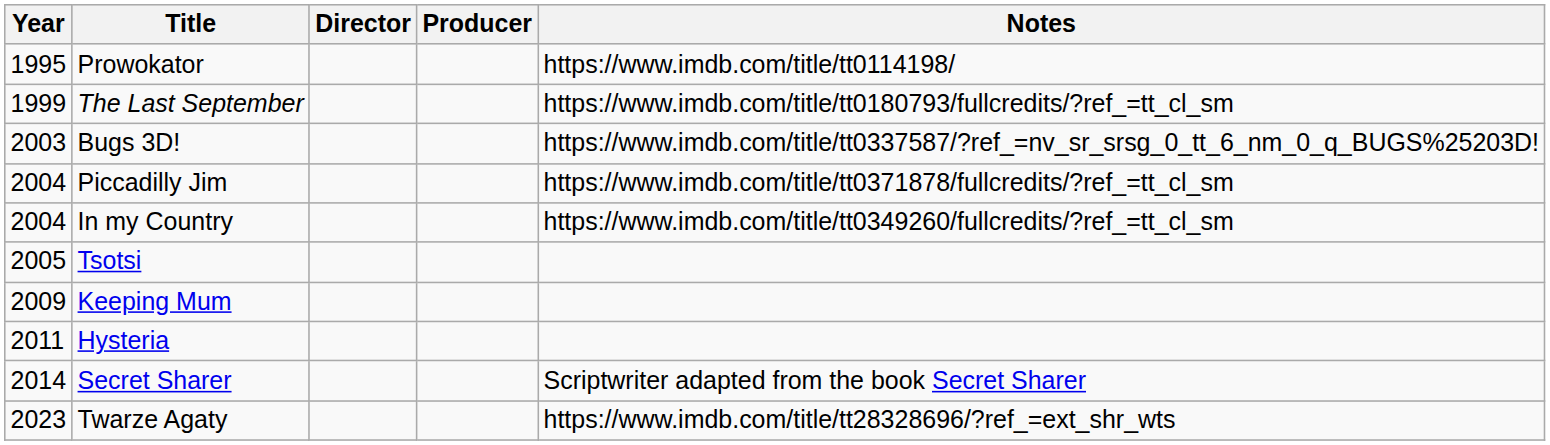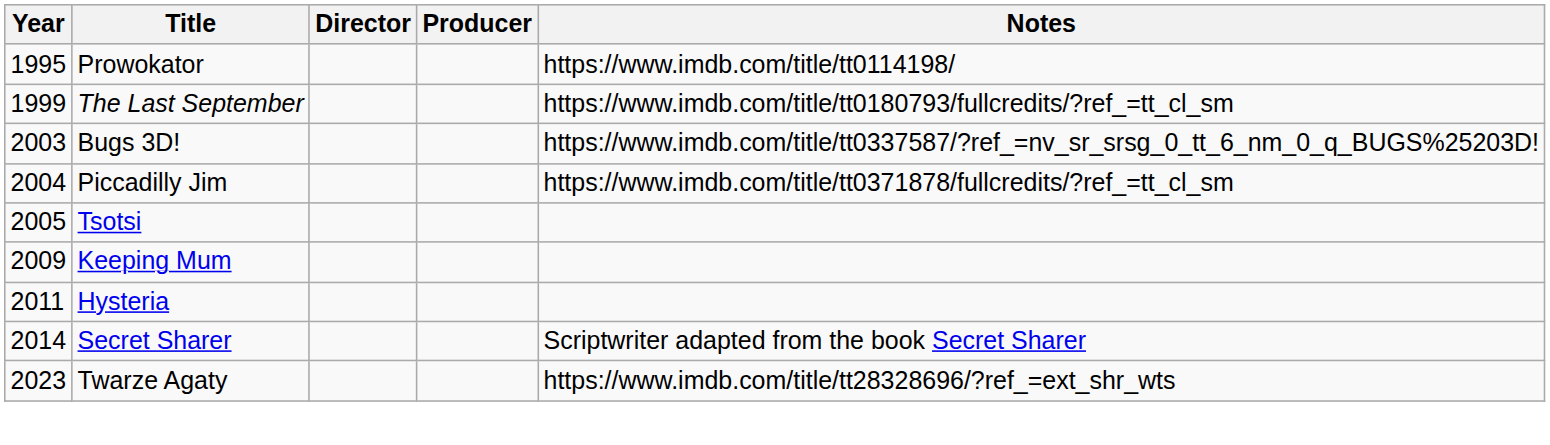- row: (155, 222)
